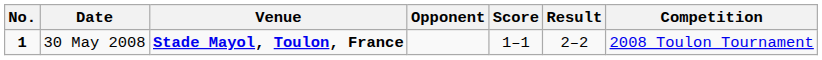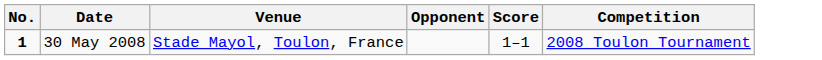- column: (574, 17)
(278, 42) bold -> (278, 42) normal
